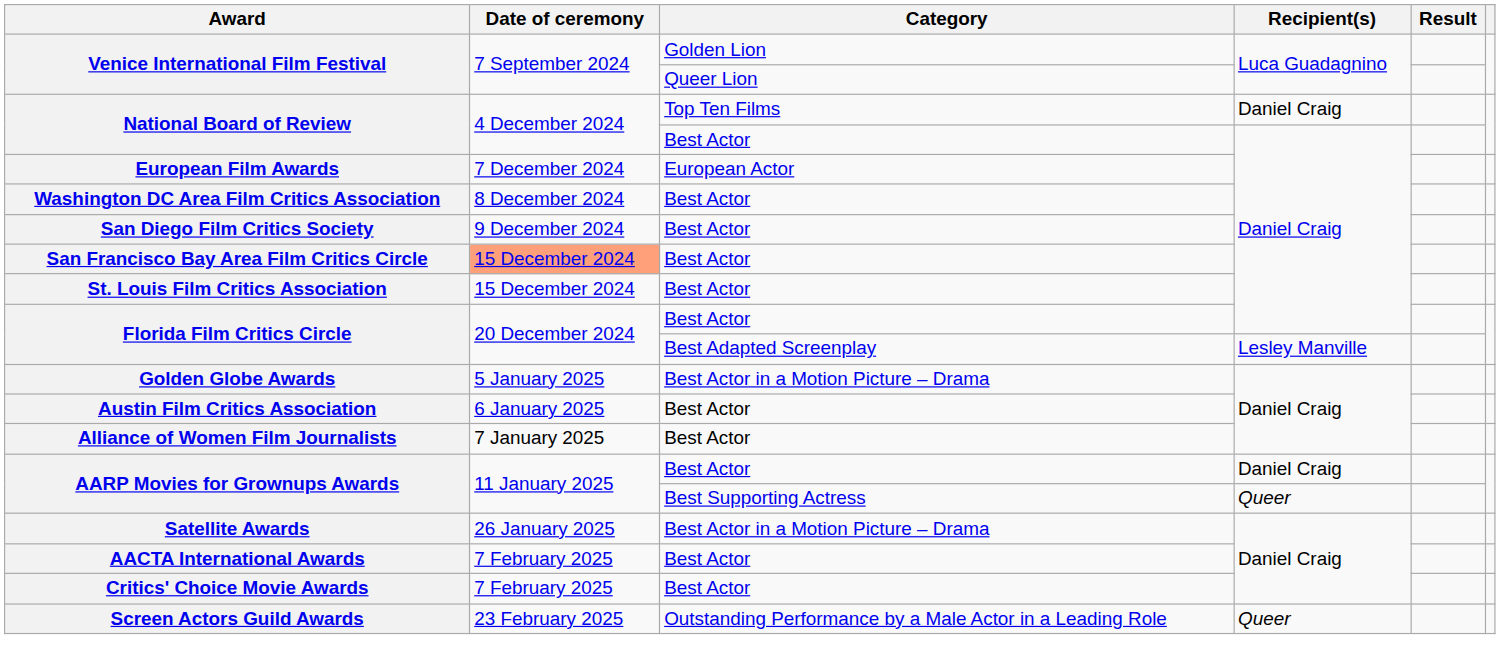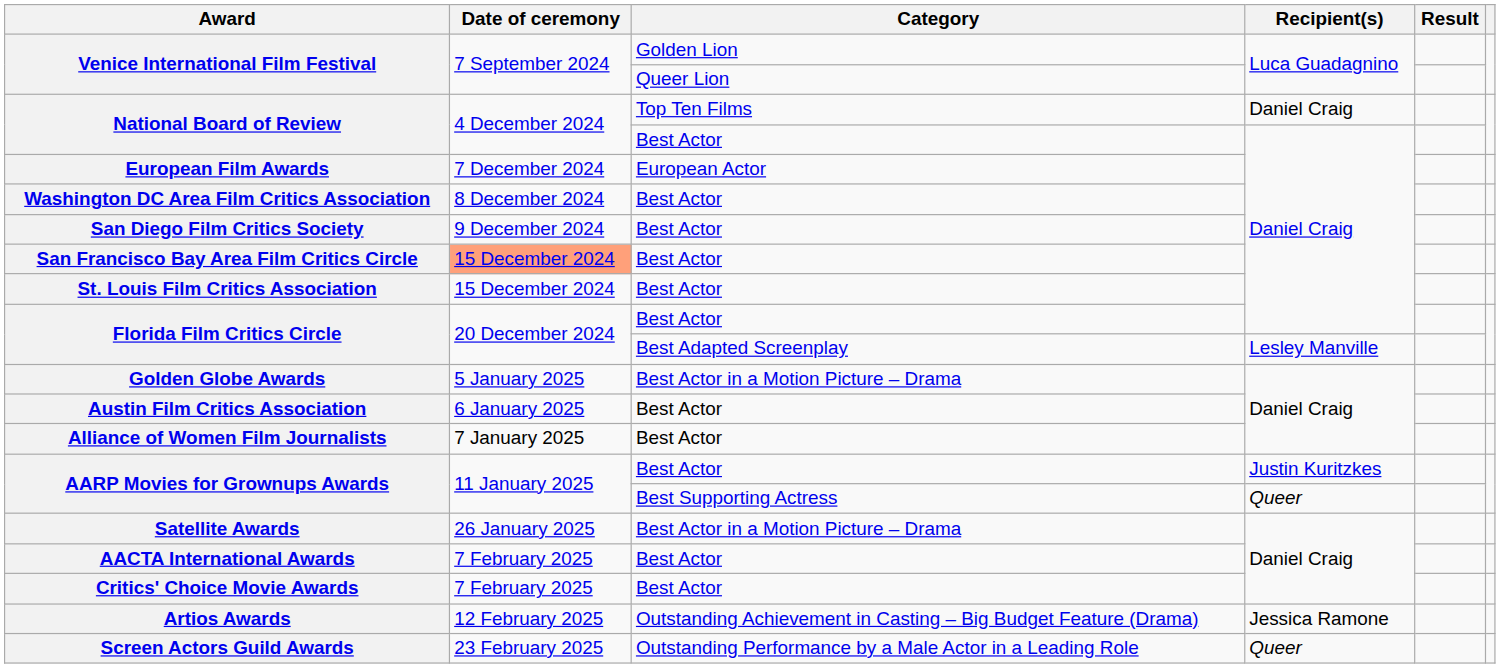(1290, 468) Daniel Craig -> (1315, 468) Justin Kuritzkes
+ row: (227, 618)
